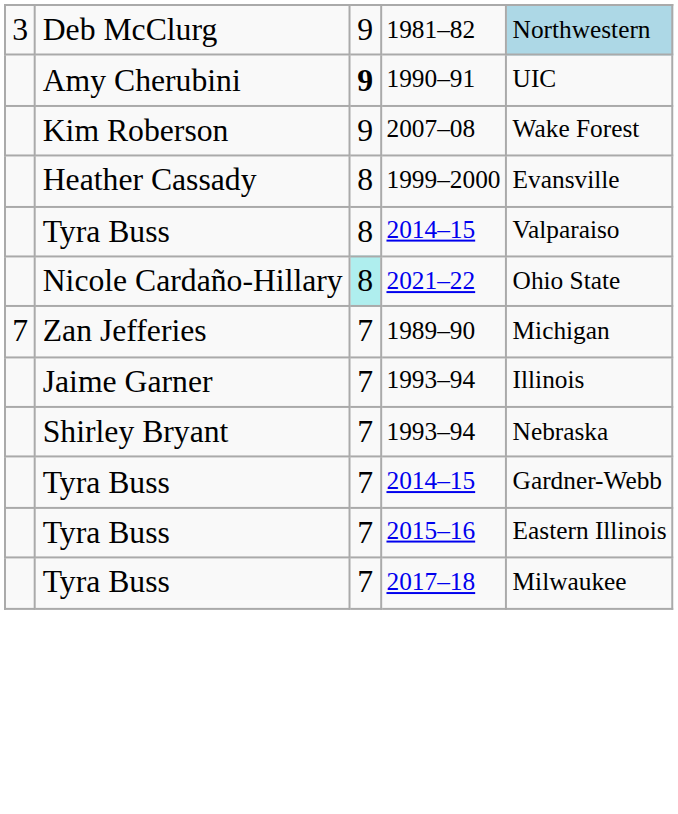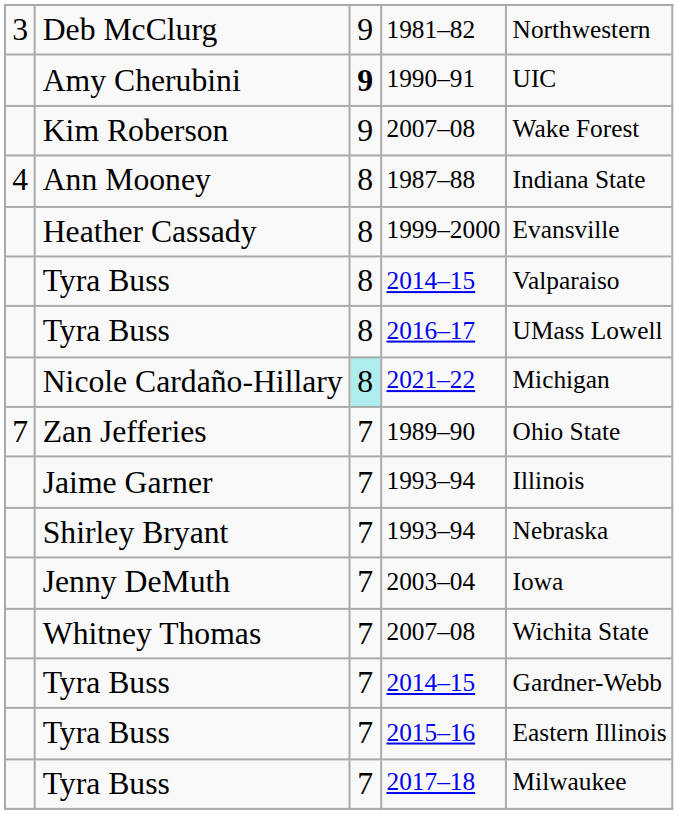(582, 29) lightblue background -> (582, 29) no background
+ row: (127, 180)
+ row: (106, 331)
(566, 280) Ohio State -> (561, 381) Michigan
(561, 331) Michigan -> (566, 431) Ohio State
+ row: (136, 582)
+ row: (152, 632)
